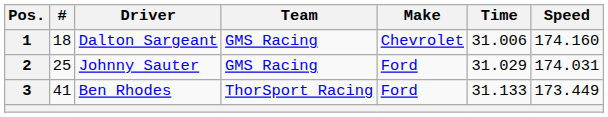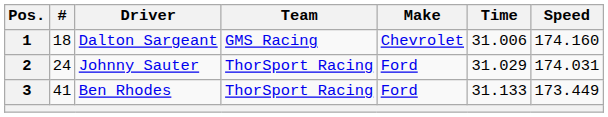(62, 67) 25 -> (62, 67) 24
(271, 67) GMS Racing -> (299, 67) ThorSport Racing
